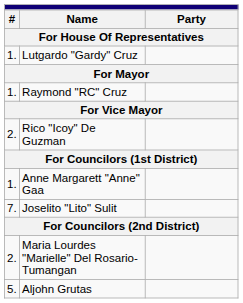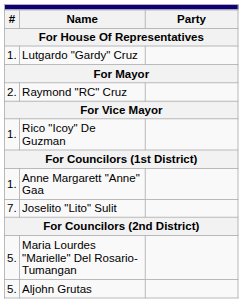(12, 92) 1. -> (12, 92) 2.
(12, 135) 2. -> (12, 135) 1.
(12, 258) 2. -> (12, 258) 5.
